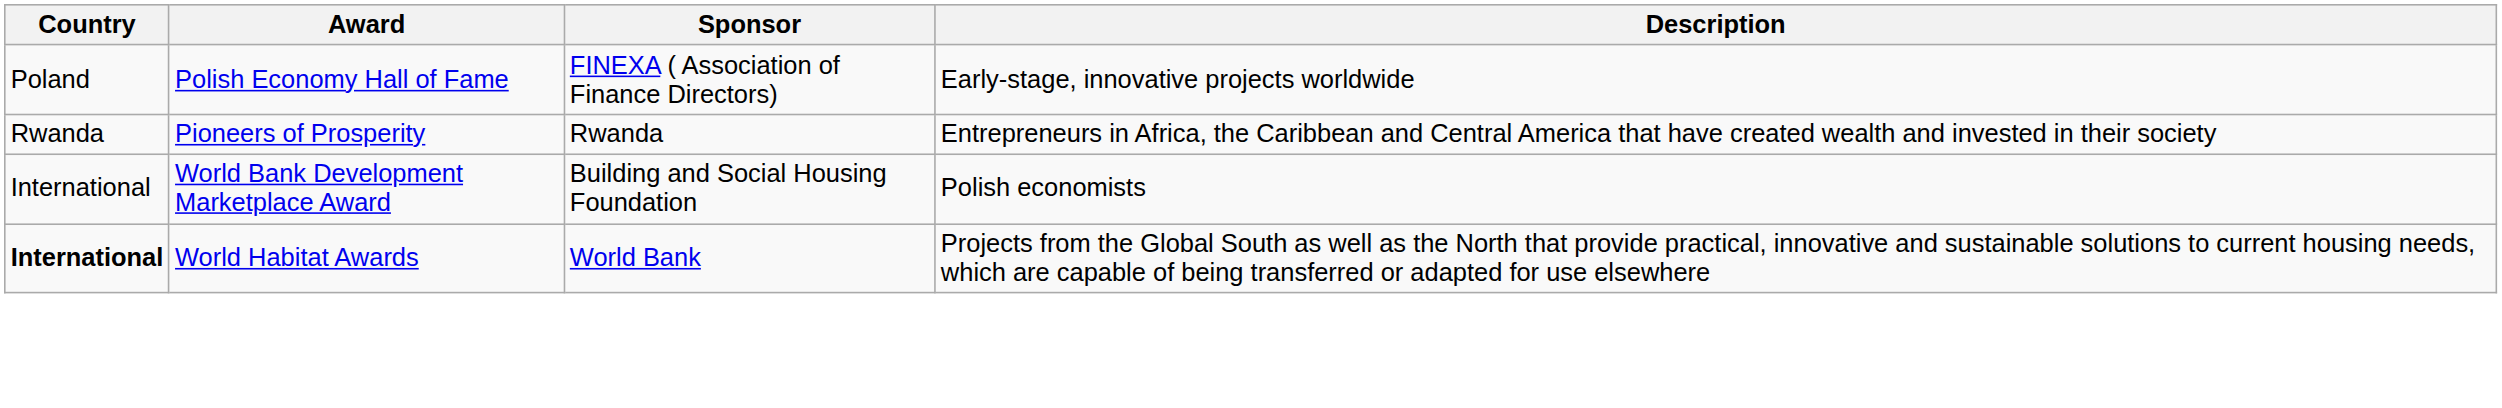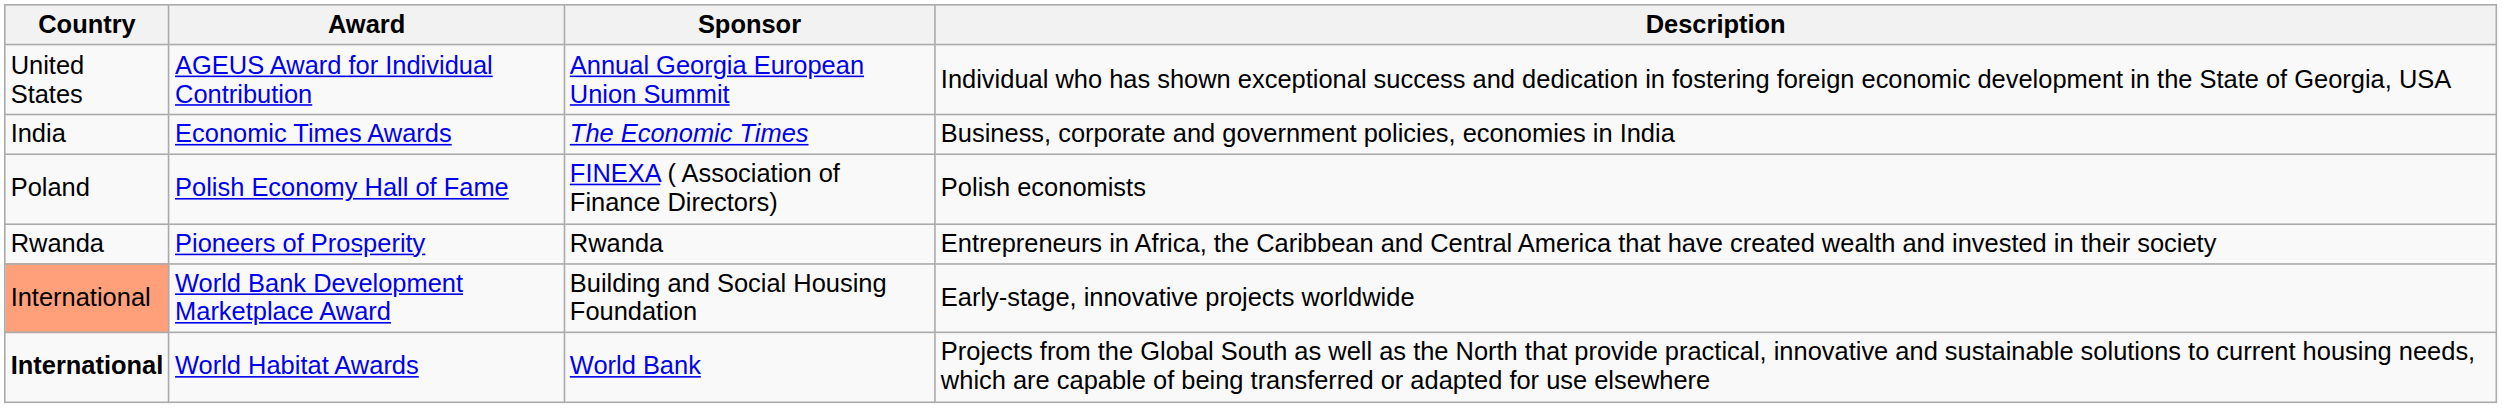+ row: (334, 79)
+ row: (313, 133)
(1178, 79) Early-stage, innovative projects worldwide -> (1043, 188) Polish economists
(81, 188) no background -> (81, 297) lightsalmon background
(1043, 188) Polish economists -> (1178, 297) Early-stage, innovative projects worldwide
